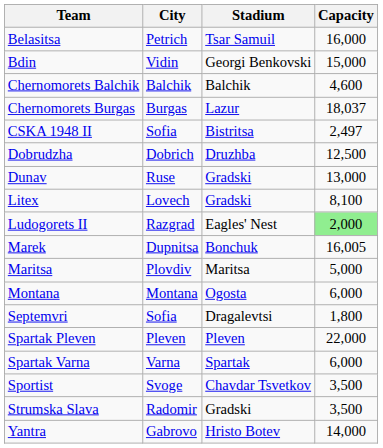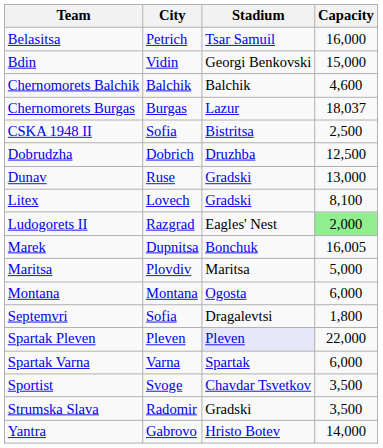(346, 131) 2,497 -> (346, 131) 2,500
(225, 339) no background -> (225, 339) lavender background
